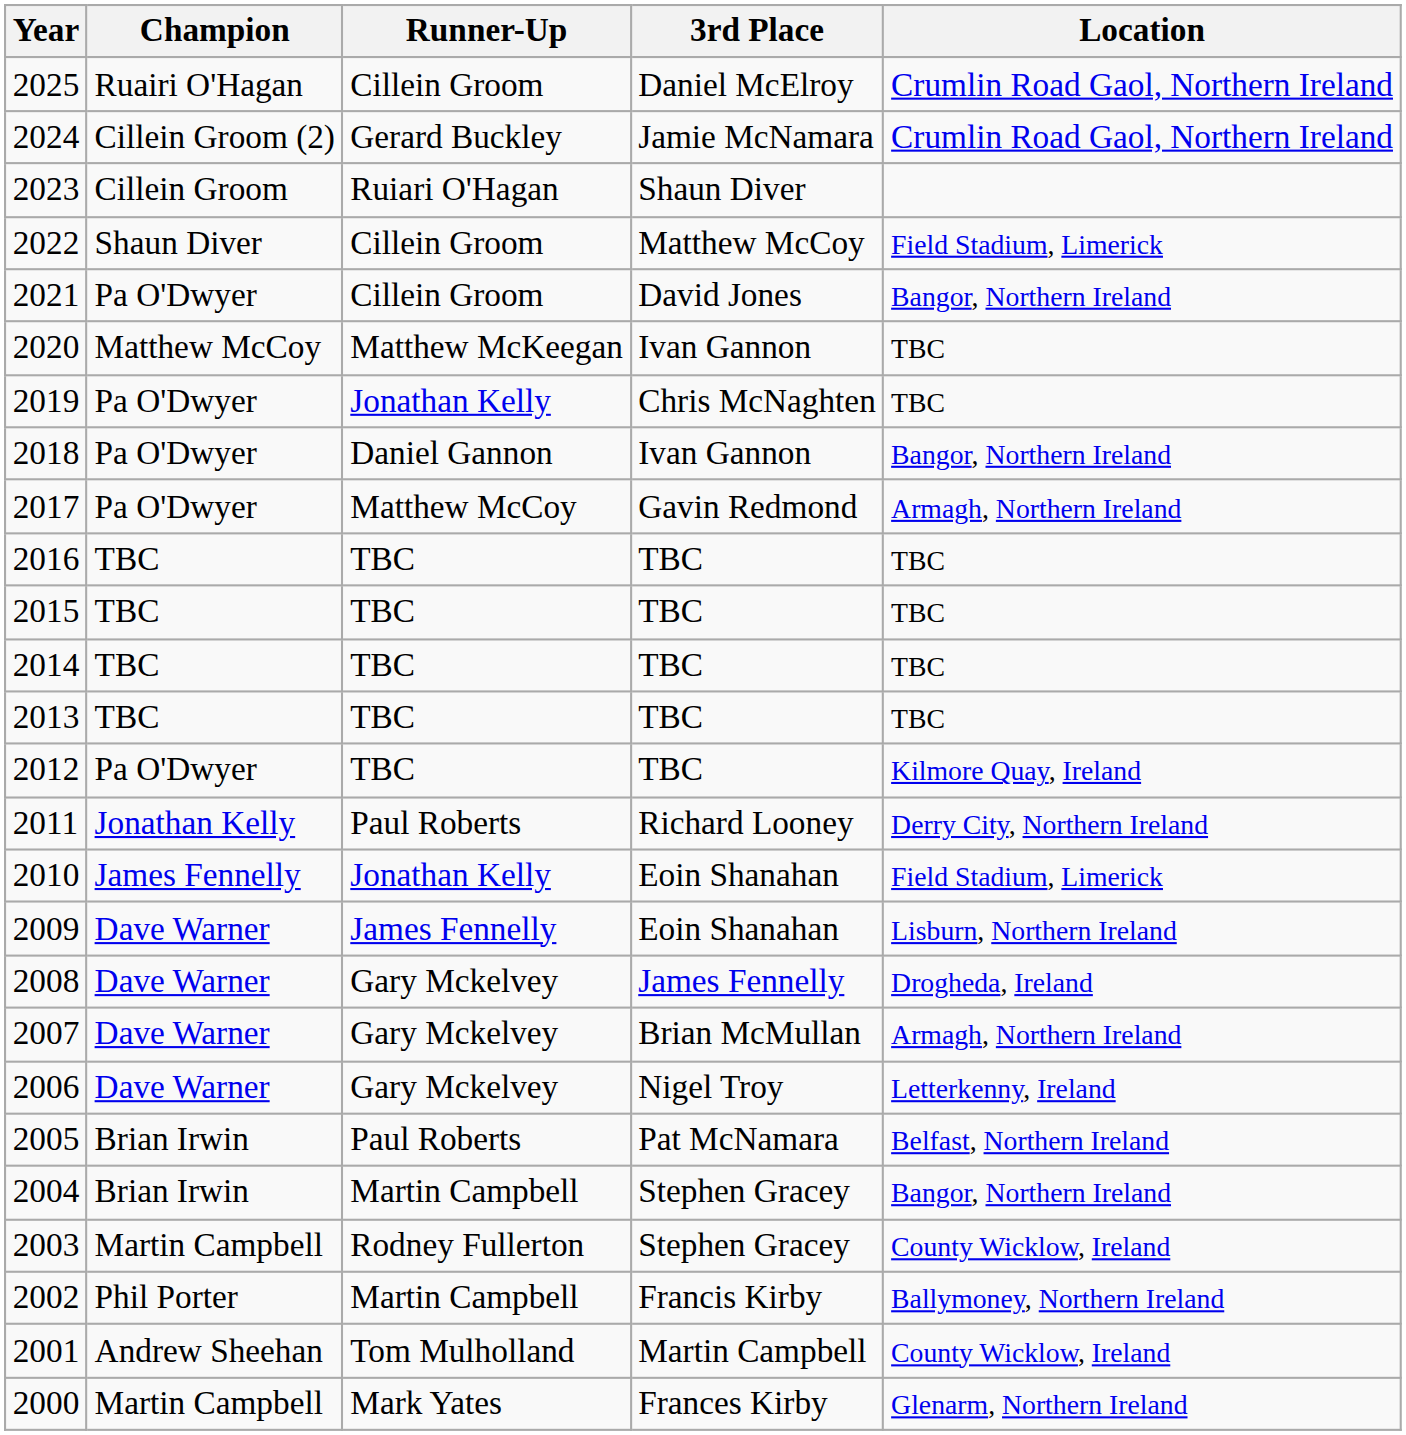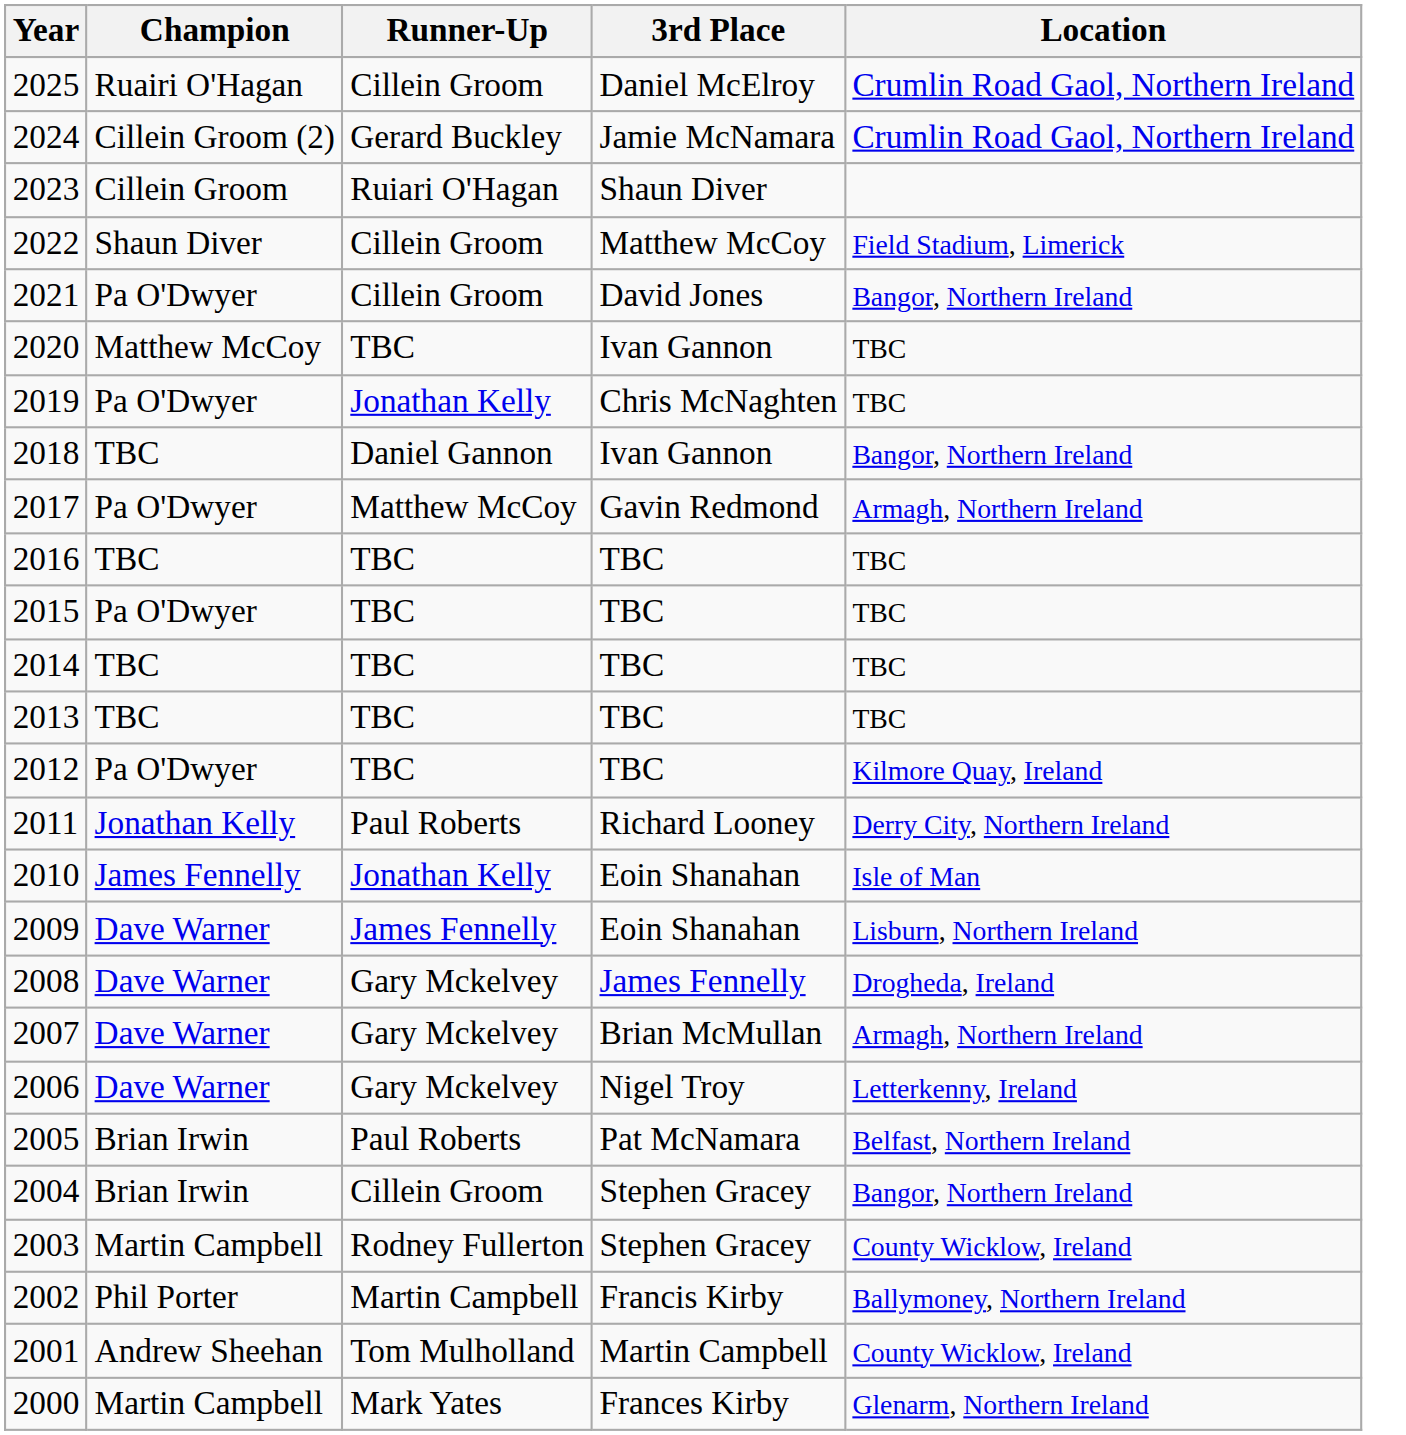(487, 347) Matthew McKeegan -> (383, 347) TBC
(176, 453) Pa O'Dwyer -> (127, 453) TBC
(127, 611) TBC -> (176, 611) Pa O'Dwyer
(1027, 877) Field Stadium, Limerick -> (916, 877) Isle of Man
(464, 1192) Martin Campbell -> (447, 1192) Cillein Groom
